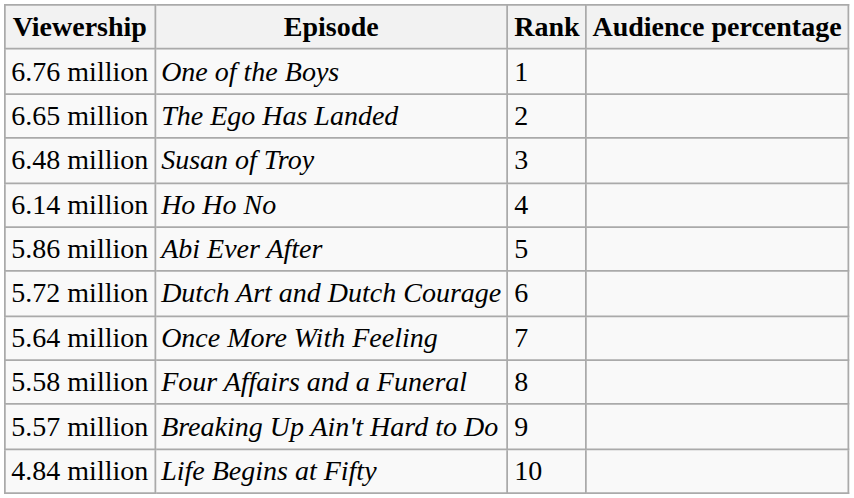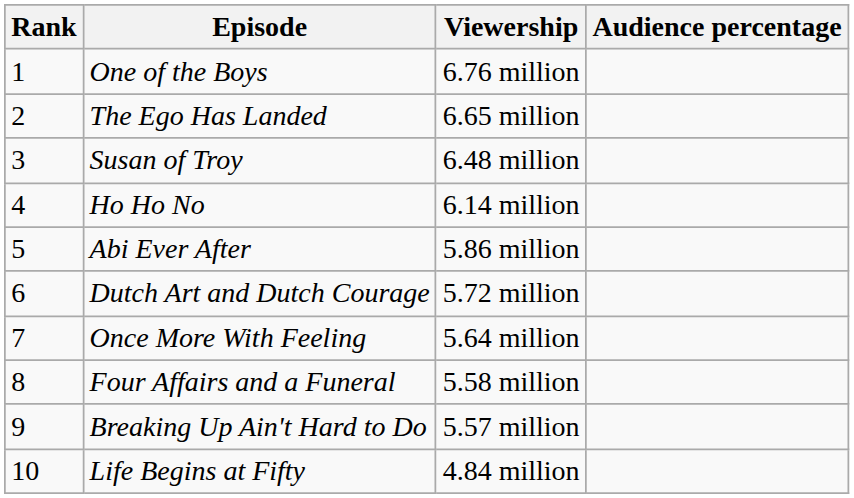columns swapped: (547, 26) <-> (80, 26)
